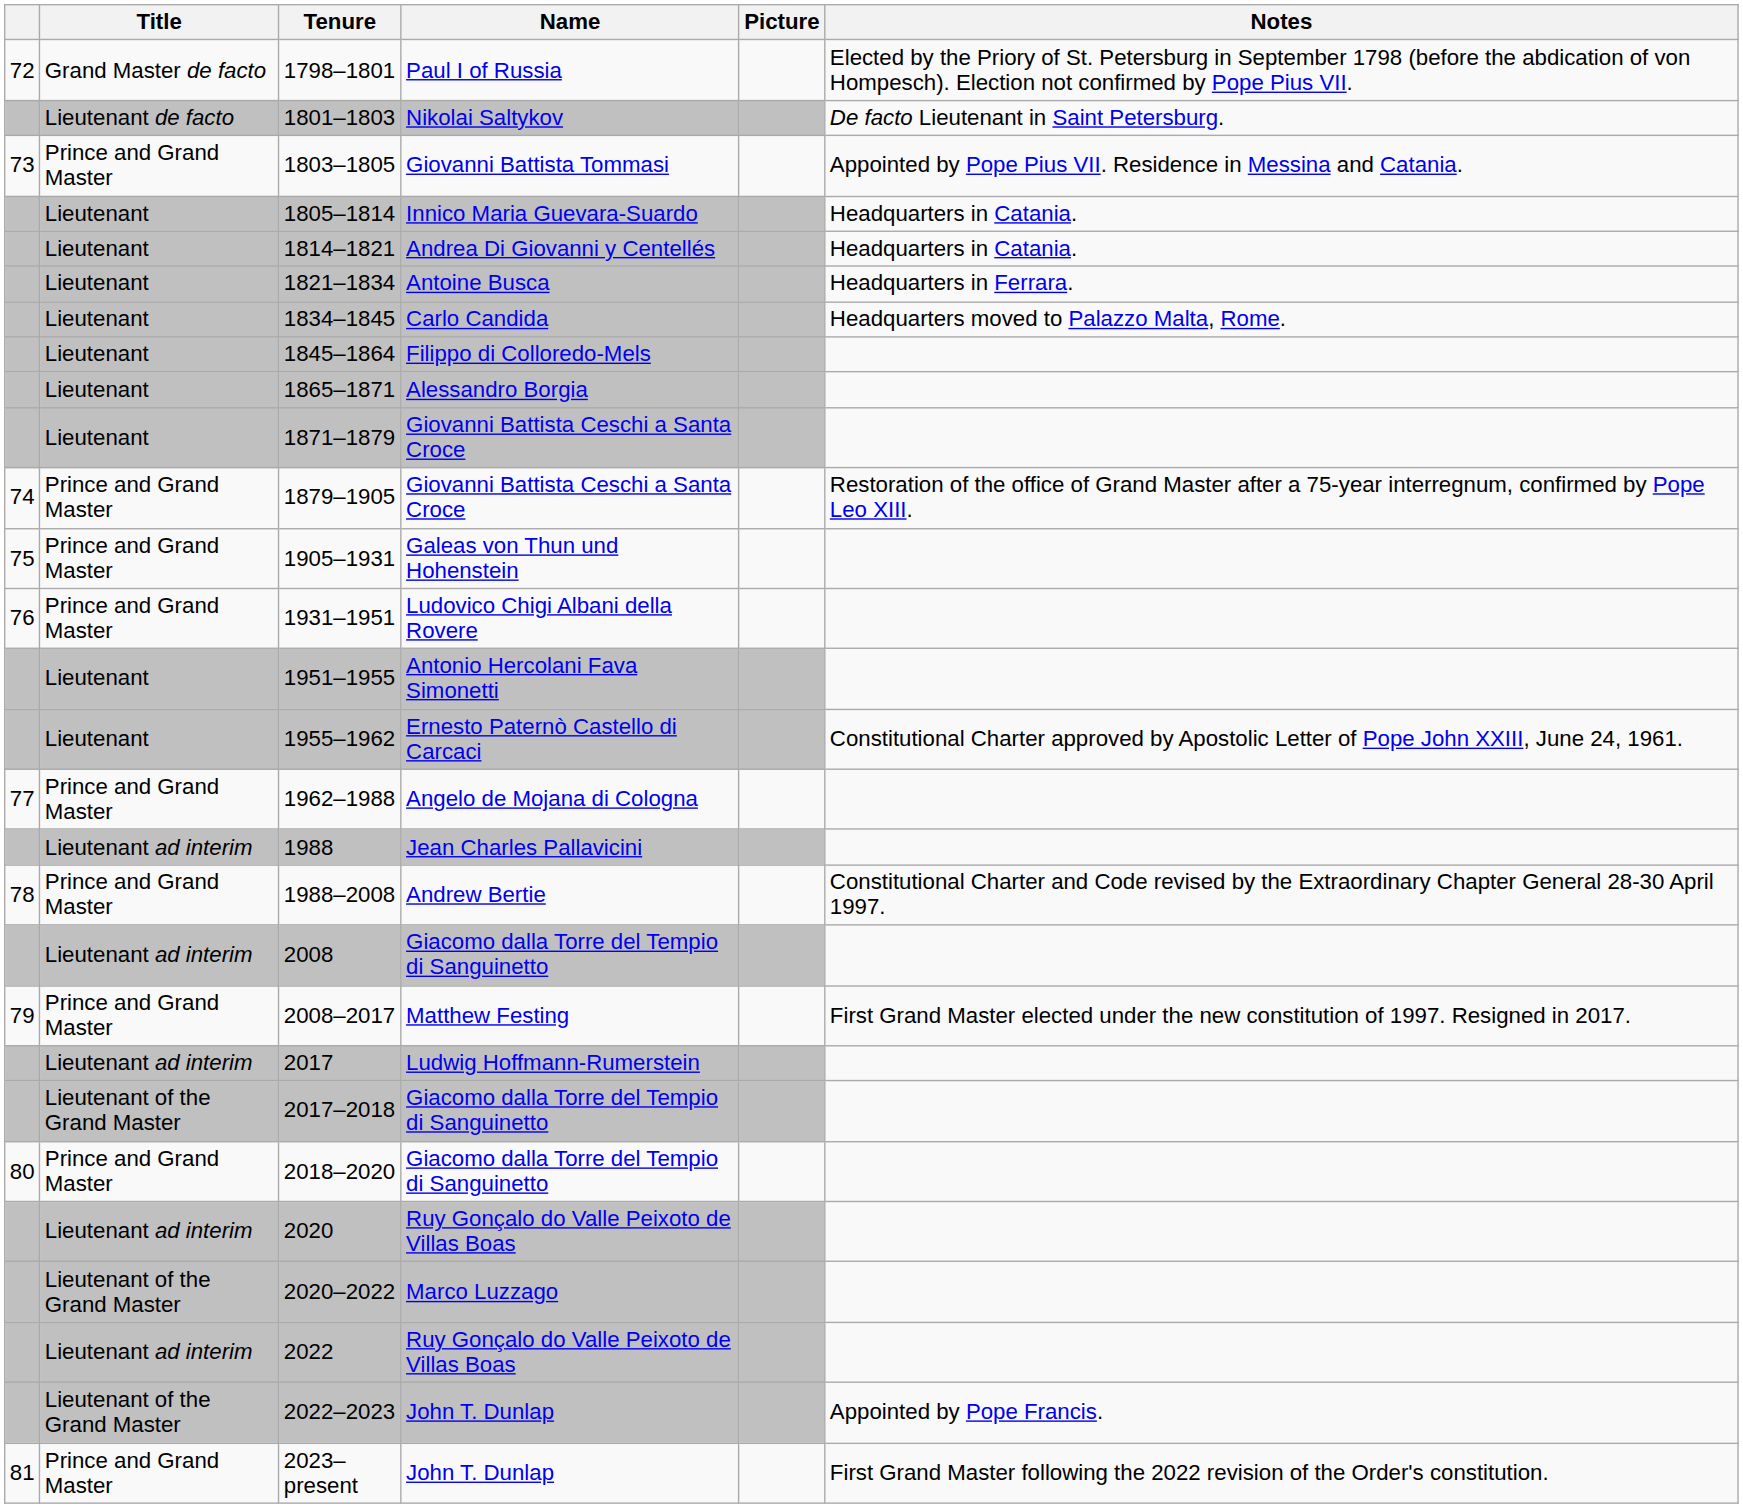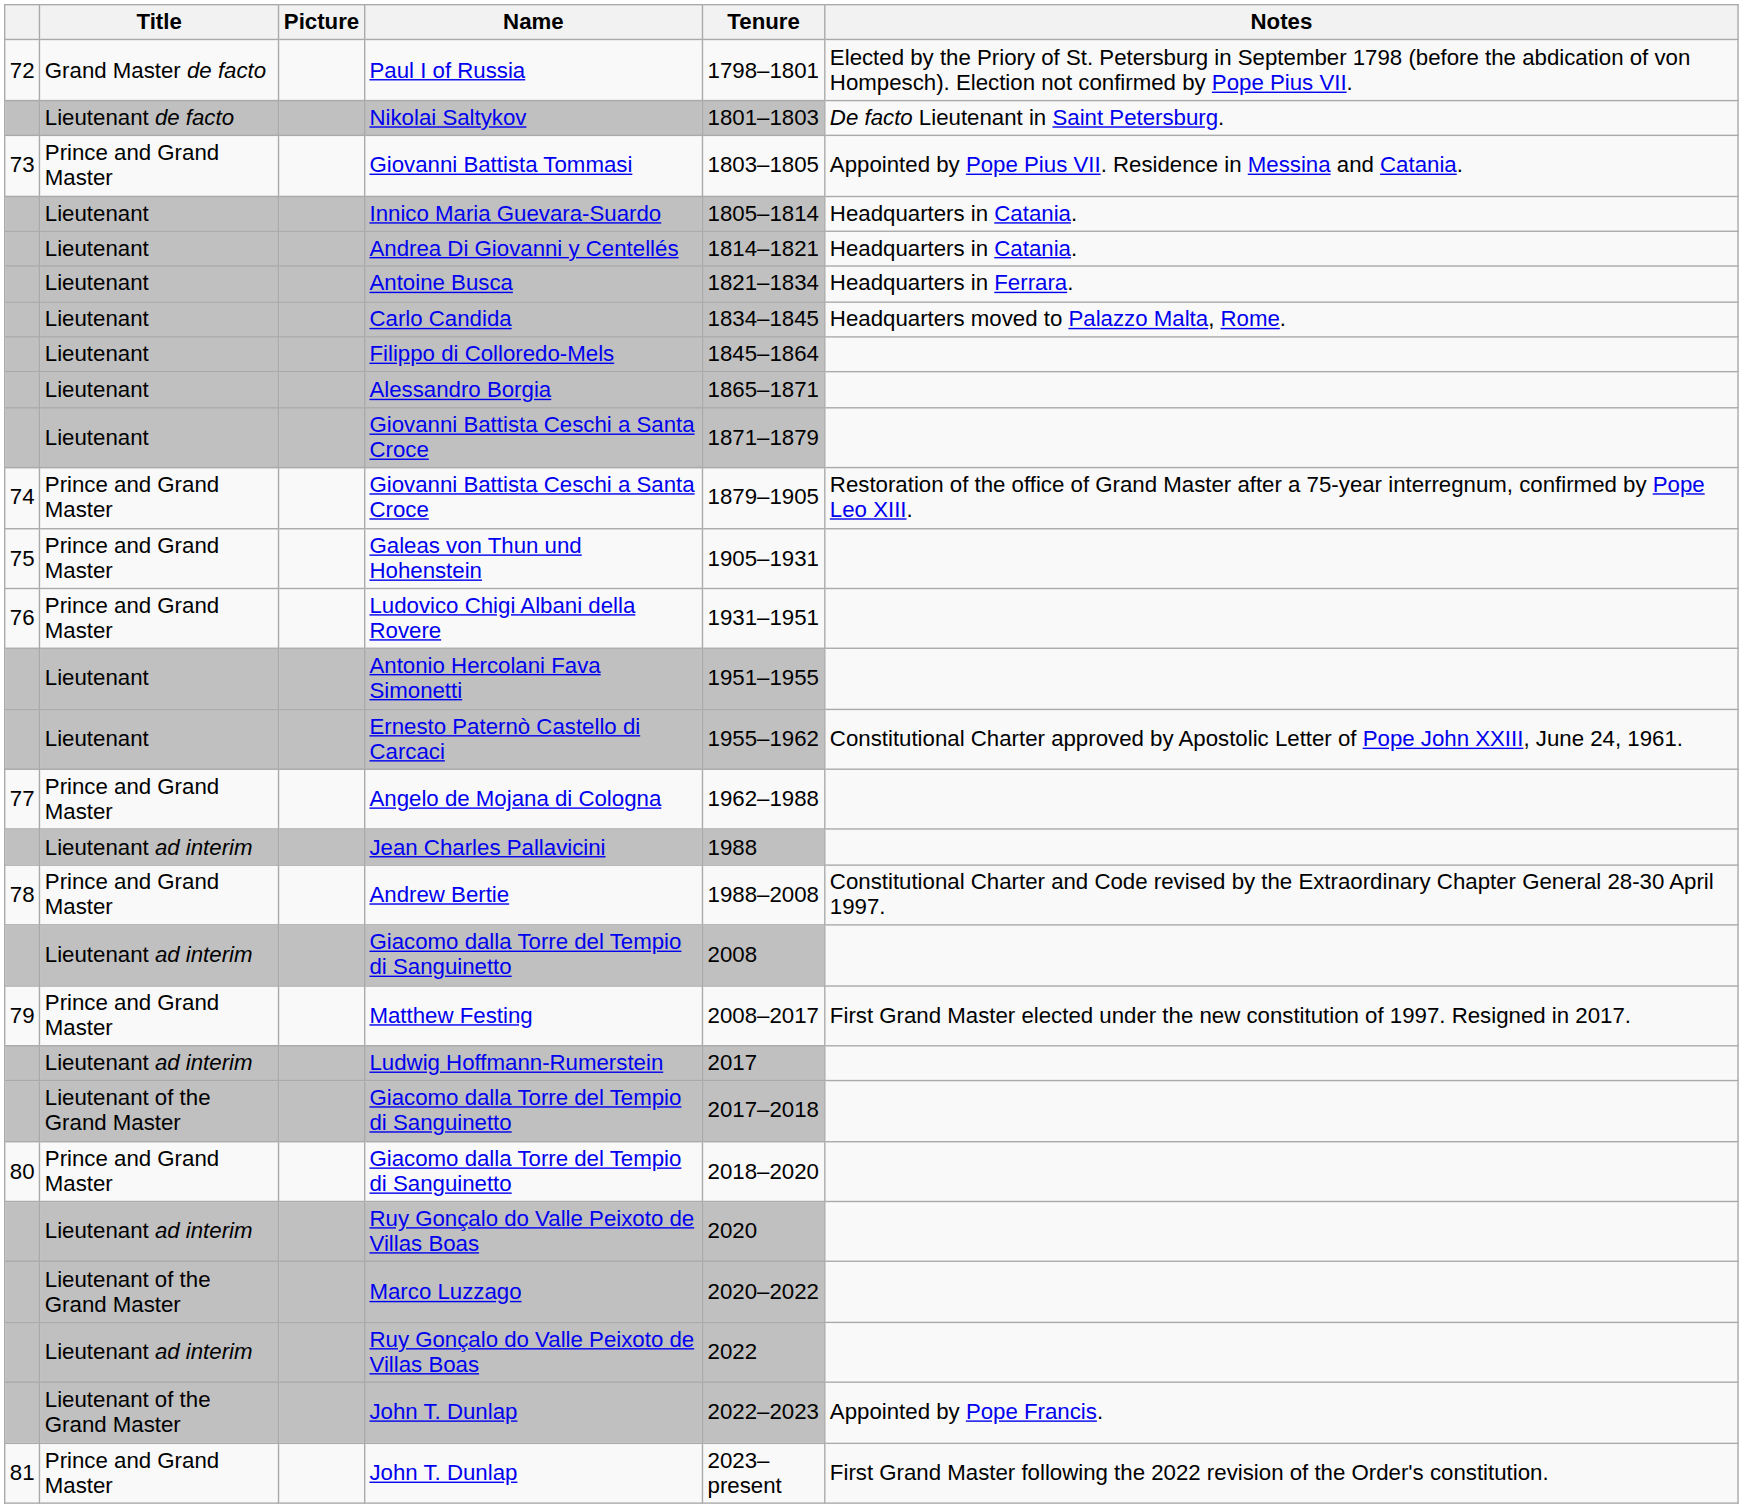columns swapped: (782, 22) <-> (340, 22)
